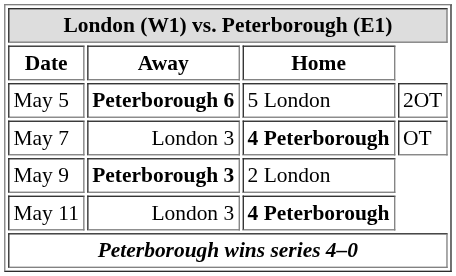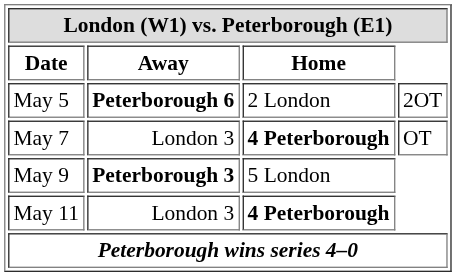(289, 100) 5 London -> (289, 100) 2 London
(289, 175) 2 London -> (289, 175) 5 London
